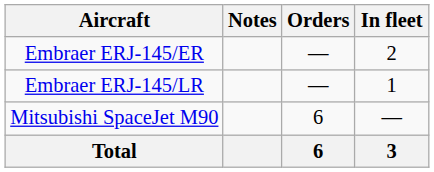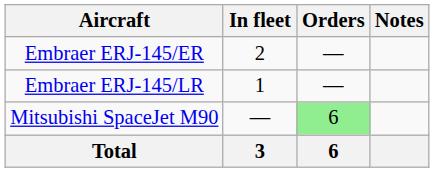columns swapped: (392, 20) <-> (252, 20)
(318, 118) no background -> (333, 118) lightgreen background
